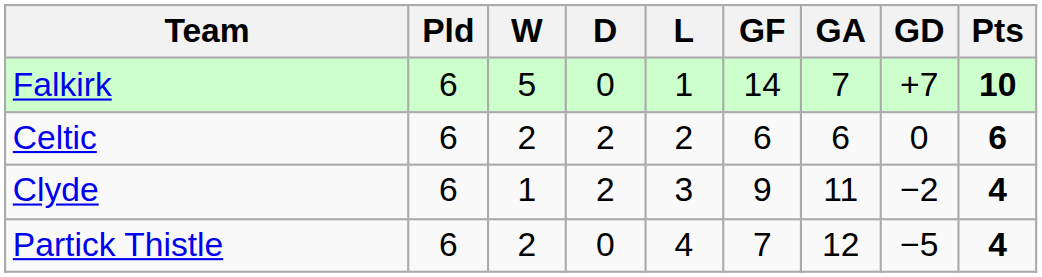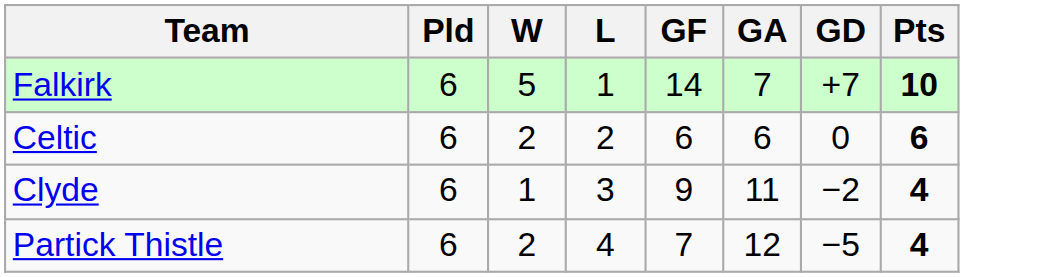- column: (605, 31)
